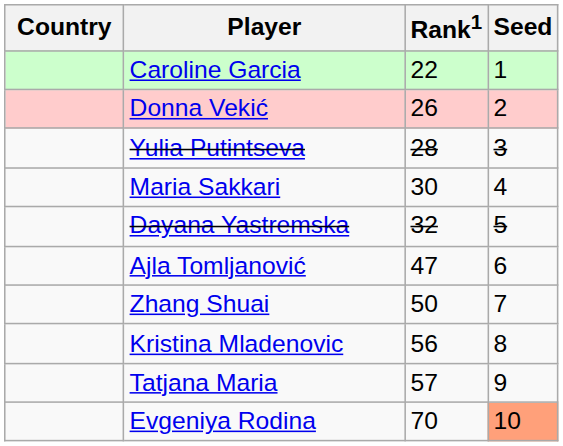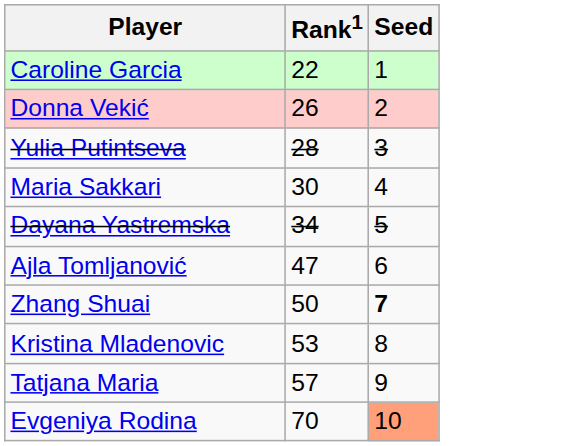- column: (64, 27)
(424, 226) 32 -> (305, 226) 34
(500, 304) normal -> (381, 304) bold
(424, 343) 56 -> (305, 343) 53
